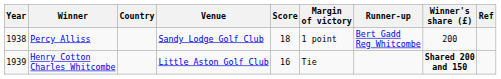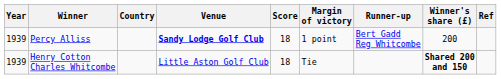(16, 39) 1938 -> (16, 39) 1939
(211, 39) normal -> (211, 39) bold
(285, 62) 16 -> (285, 62) 18
